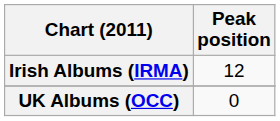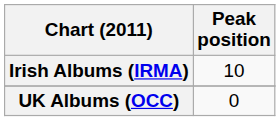(234, 70) 12 -> (234, 70) 10
